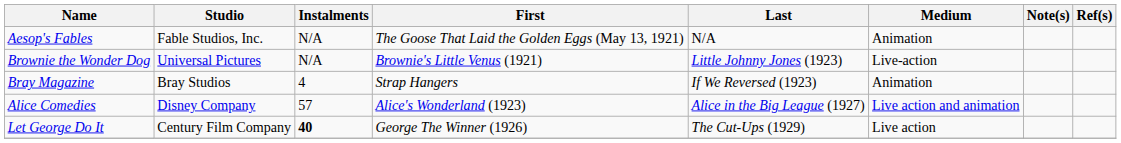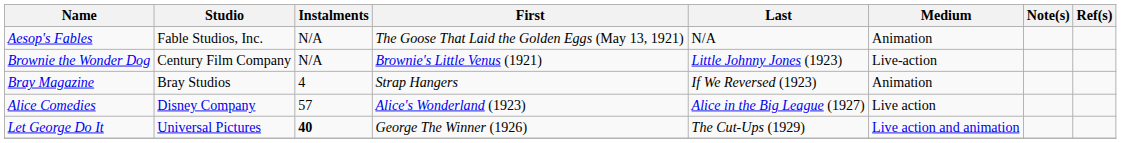(209, 60) Universal Pictures -> (224, 60) Century Film Company
(946, 104) Live action and animation -> (904, 104) Live action
(224, 127) Century Film Company -> (209, 127) Universal Pictures
(904, 127) Live action -> (946, 127) Live action and animation
